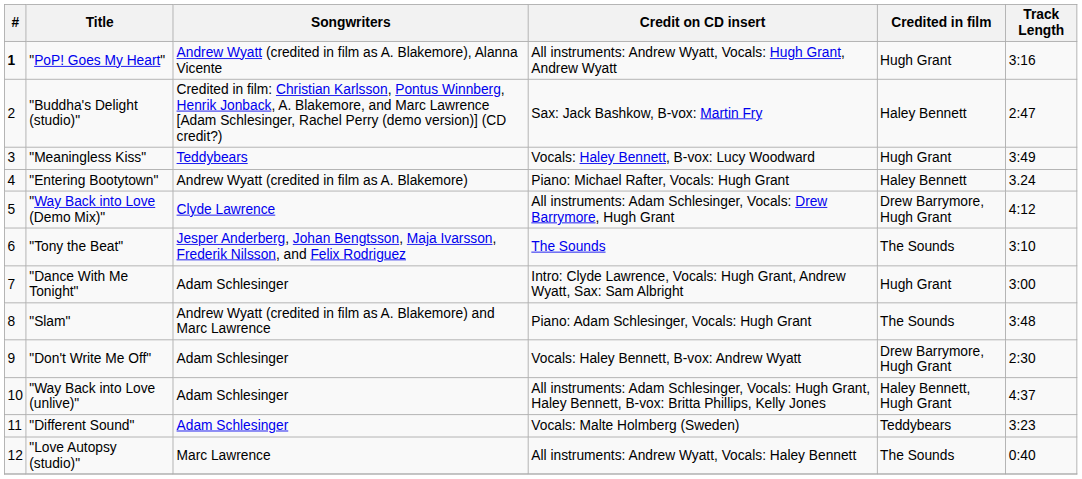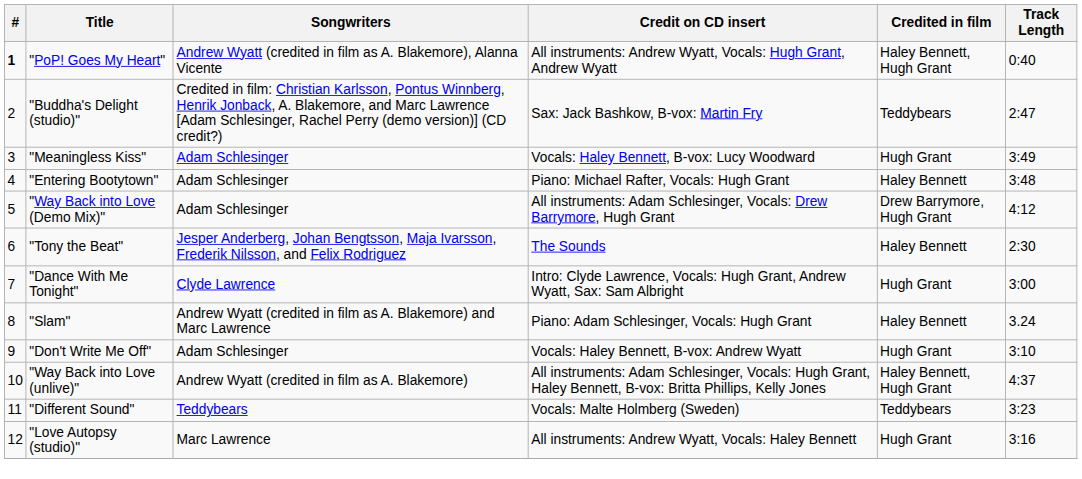(916, 60) Hugh Grant -> (925, 60) Haley Bennett, Hugh Grant
(1022, 60) 3:16 -> (1022, 60) 0:40
(923, 113) Haley Bennett -> (916, 113) Teddybears
(212, 158) Teddybears -> (232, 158) Adam Schlesinger
(322, 180) Andrew Wyatt (credited in film as A. Blakemore) -> (232, 180) Adam Schlesinger
(1022, 180) 3.24 -> (1022, 180) 3:48
(226, 209) Clyde Lawrence -> (232, 209) Adam Schlesinger
(917, 246) The Sounds -> (923, 246) Haley Bennett
(1022, 246) 3:10 -> (1022, 246) 2:30
(232, 284) Adam Schlesinger -> (226, 284) Clyde Lawrence
(917, 321) The Sounds -> (923, 321) Haley Bennett
(1022, 321) 3:48 -> (1022, 321) 3.24
(932, 358) Drew Barrymore, Hugh Grant -> (916, 351) Hugh Grant
(1022, 358) 2:30 -> (1022, 351) 3:10
(232, 396) Adam Schlesinger -> (322, 380) Andrew Wyatt (credited in film as A. Blakemore)
(232, 425) Adam Schlesinger -> (212, 410) Teddybears
(917, 455) The Sounds -> (916, 439) Hugh Grant
(1022, 455) 0:40 -> (1022, 439) 3:16
